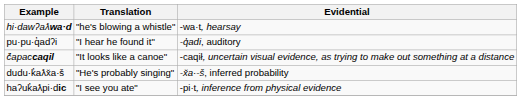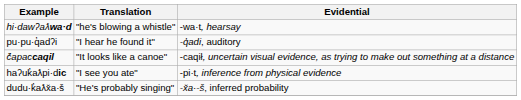rows swapped: (36, 88) <-> (35, 73)
